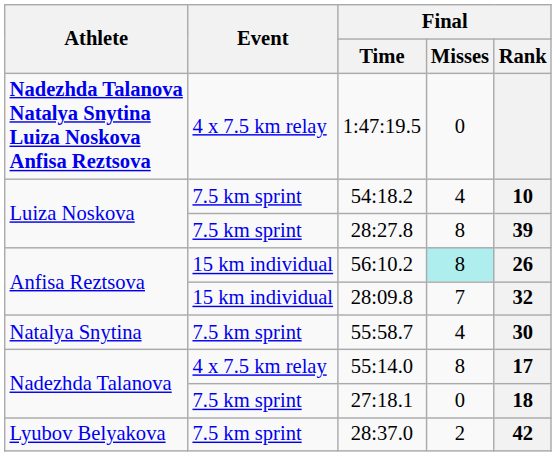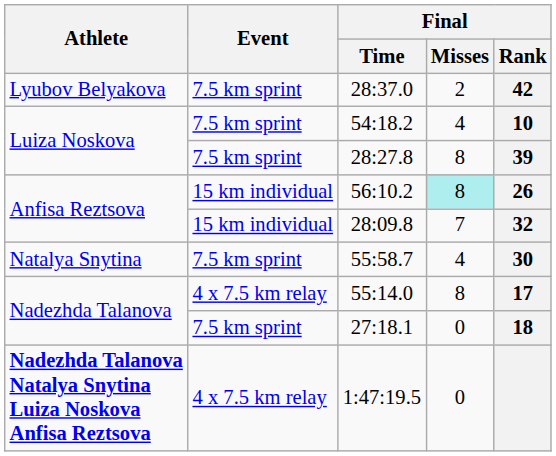rows swapped: (382, 434) <-> (382, 126)
